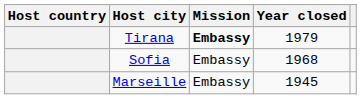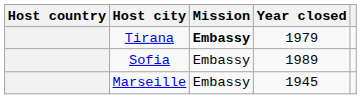(302, 60) 1968 -> (302, 60) 1989
